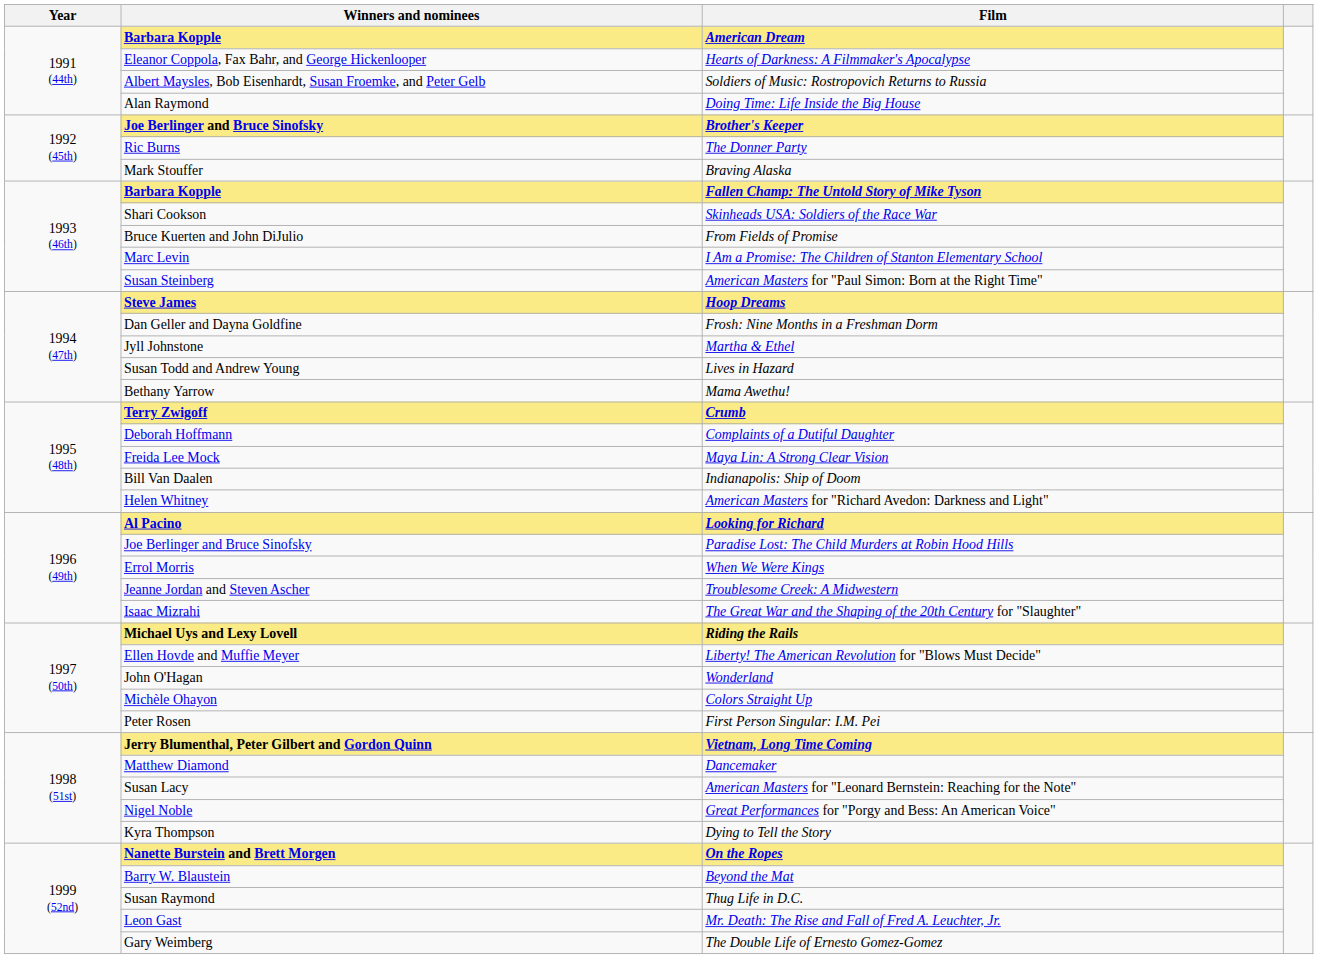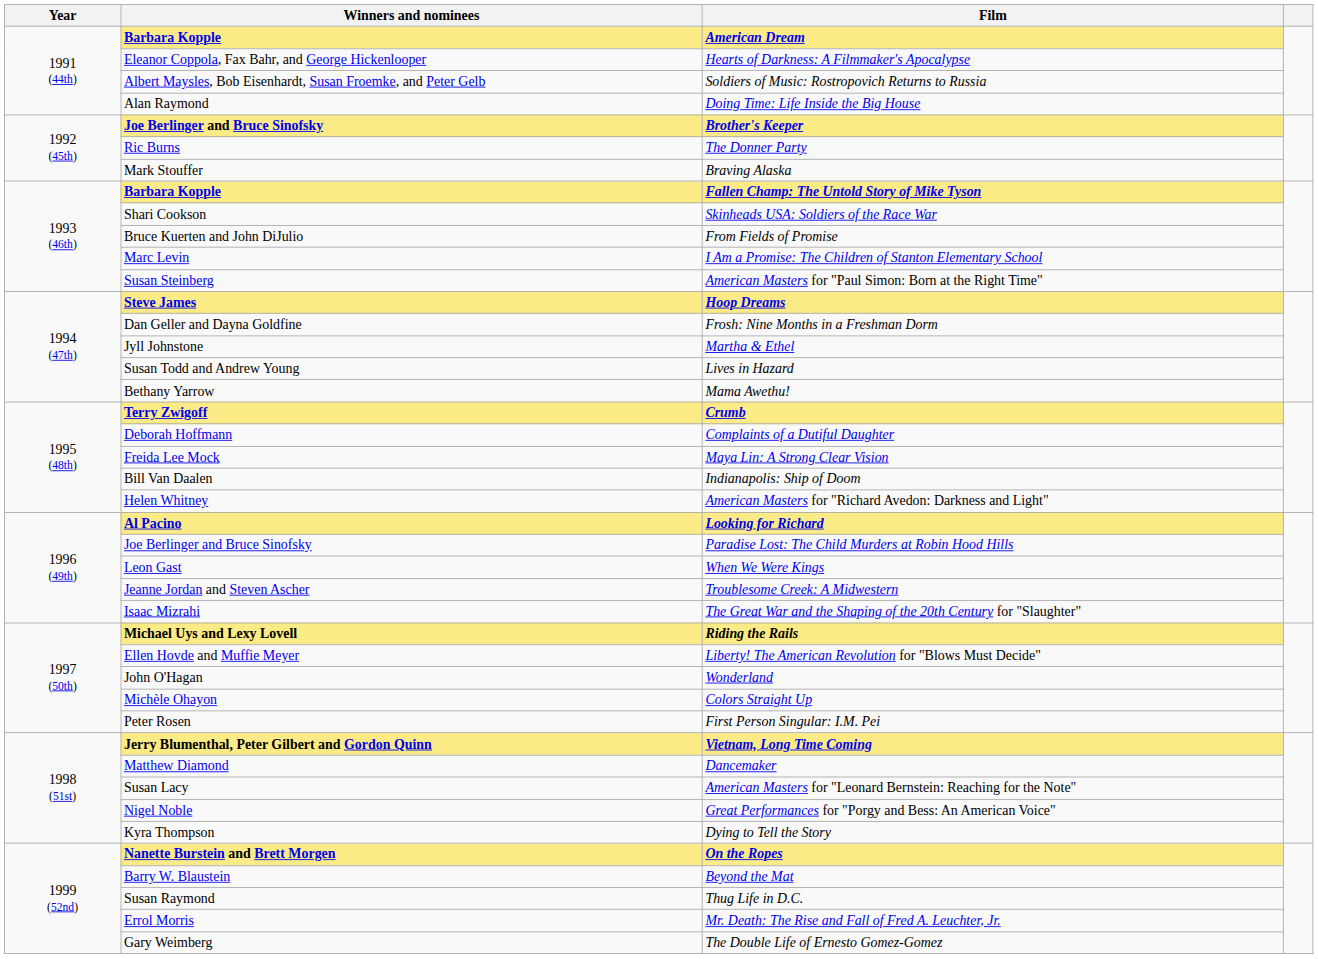(159, 567) Errol Morris -> (153, 567) Leon Gast
(153, 920) Leon Gast -> (159, 920) Errol Morris
